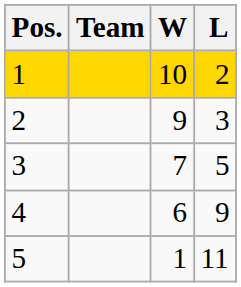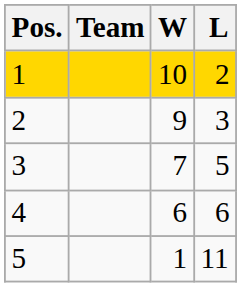(215, 212) 9 -> (215, 212) 6
